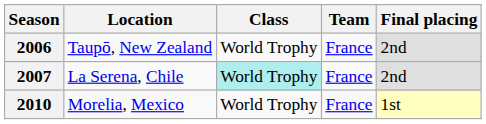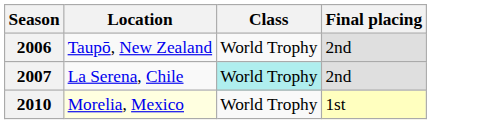- column: (349, 18)
(126, 104) no background -> (126, 104) lightyellow background
